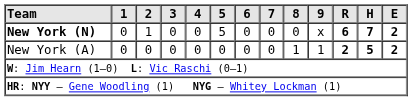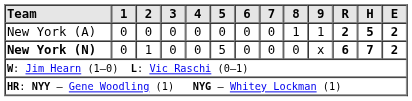rows swapped: (52, 50) <-> (52, 32)
